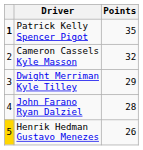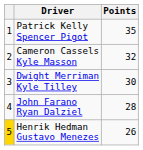(9, 32) bold -> (9, 32) normal
(131, 82) 29 -> (131, 82) 30
